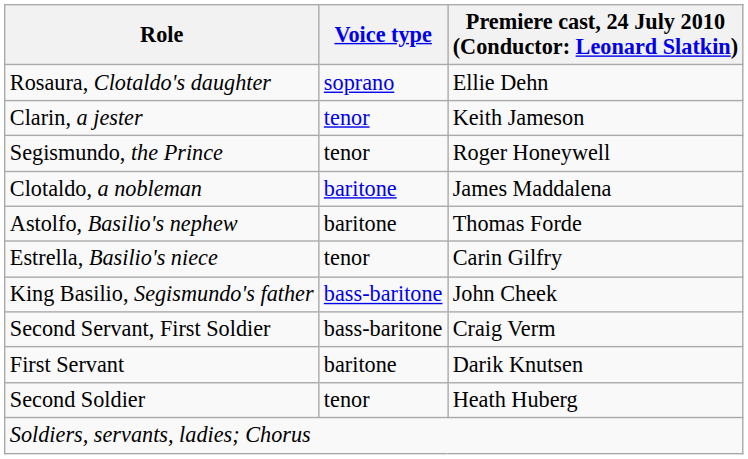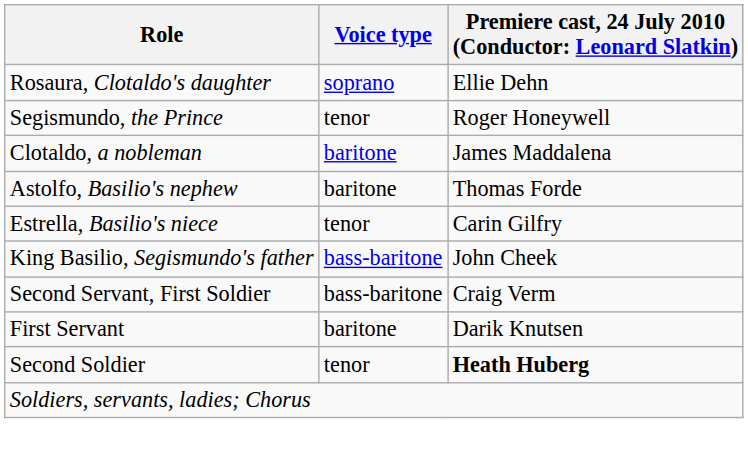- row: (76, 117)
(515, 399) normal -> (521, 364) bold
